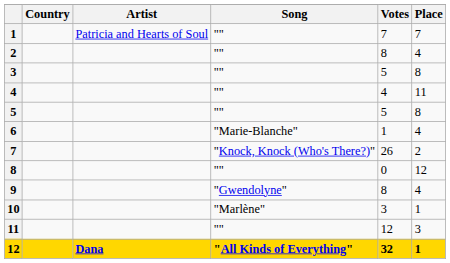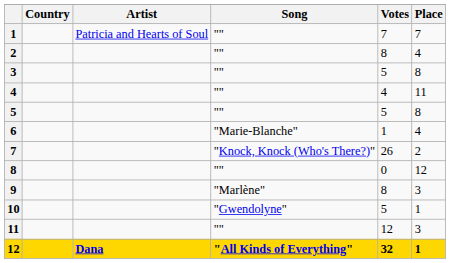(250, 190) "Gwendolyne" -> (239, 190) "Marlène"
(418, 190) 4 -> (418, 190) 3
(239, 209) "Marlène" -> (250, 209) "Gwendolyne"
(384, 209) 3 -> (384, 209) 5
